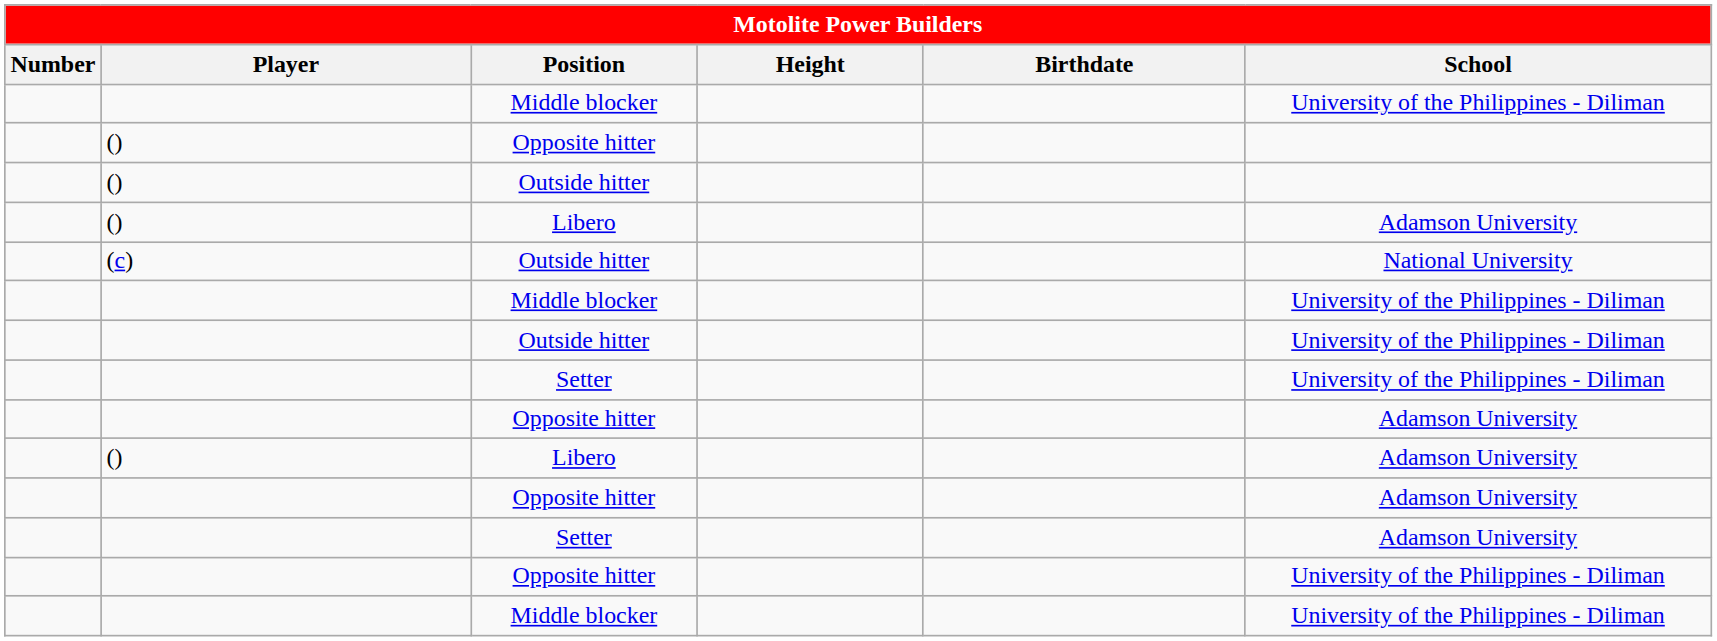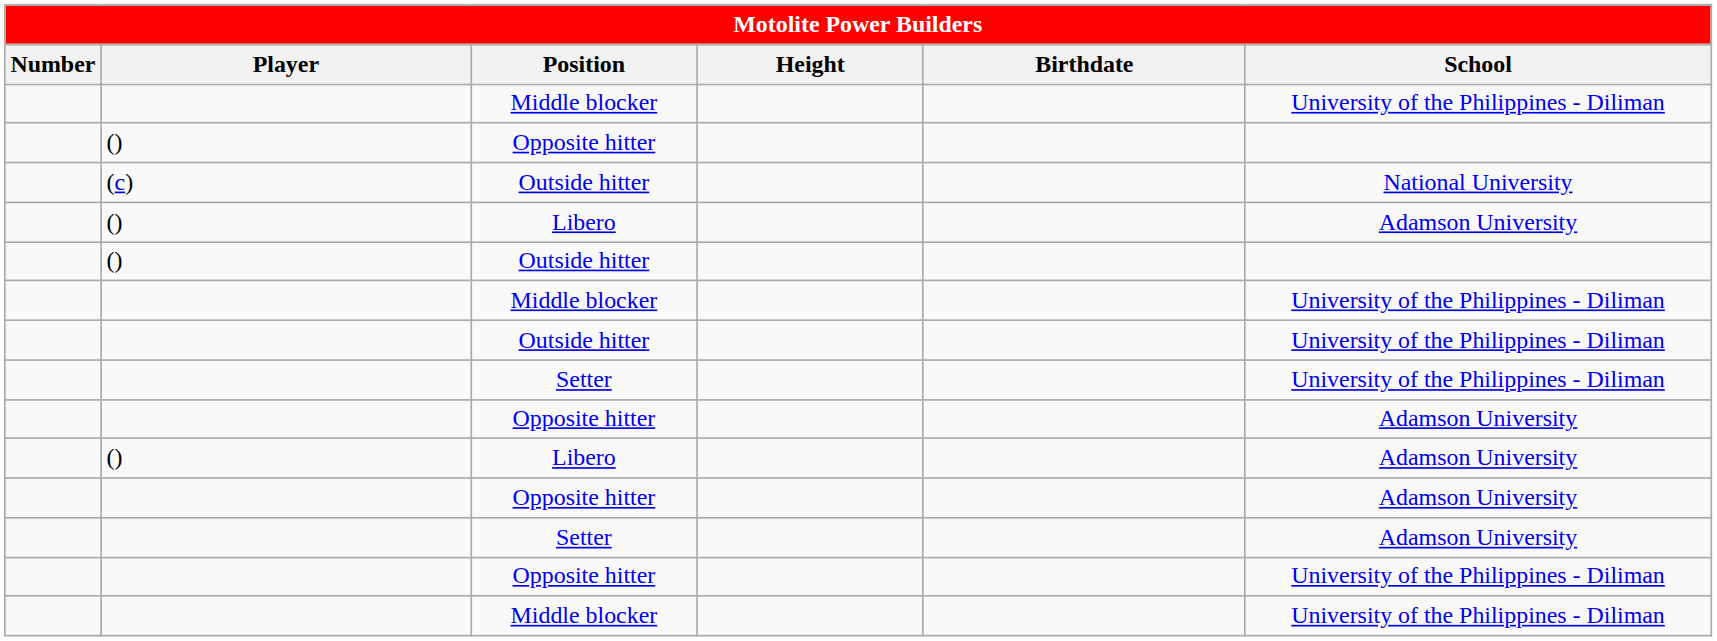rows swapped: (115, 182) <-> (120, 261)
